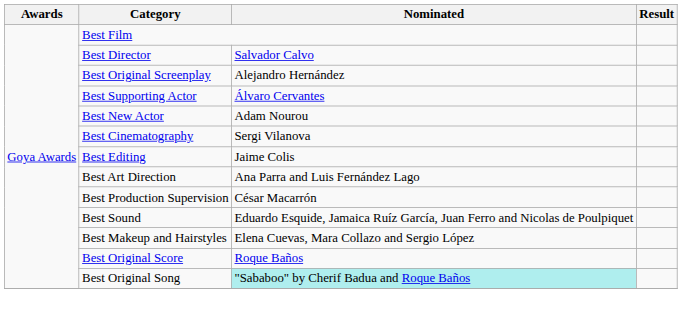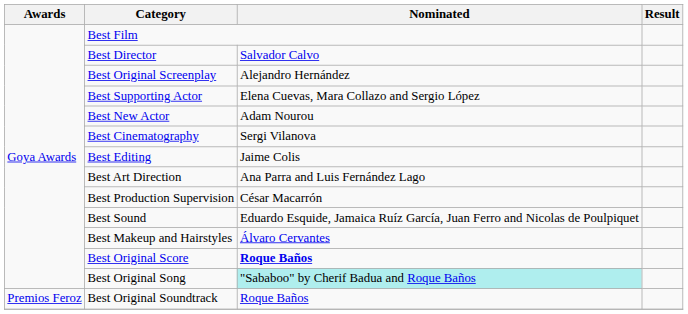(279, 95) Álvaro Cervantes -> (360, 95) Elena Cuevas, Mara Collazo and Sergio López
(354, 237) Elena Cuevas, Mara Collazo and Sergio López -> (285, 237) Álvaro Cervantes
(269, 258) normal -> (276, 258) bold
+ row: (153, 298)
